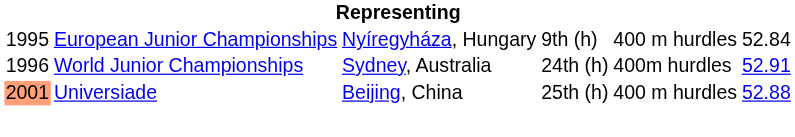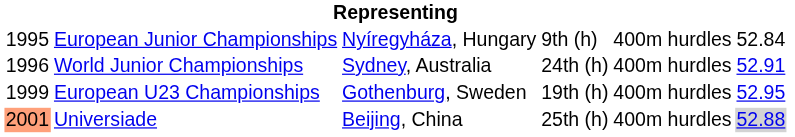(675, 39) 400 m hurdles -> (672, 39) 400m hurdles
+ row: (187, 93)
(675, 93) 400 m hurdles -> (672, 119) 400m hurdles
(766, 93) no background -> (761, 119) lightgrey background
